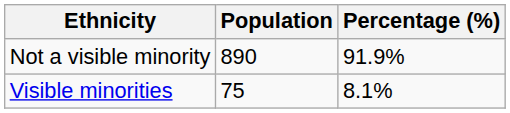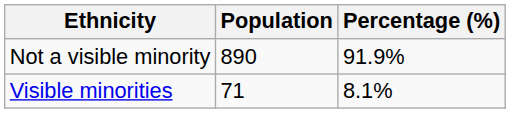(233, 90) 75 -> (233, 90) 71
